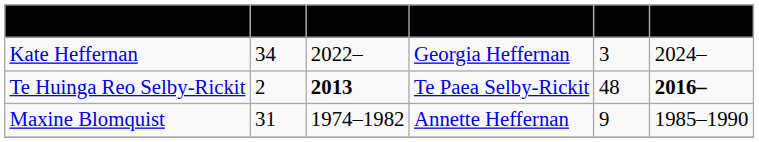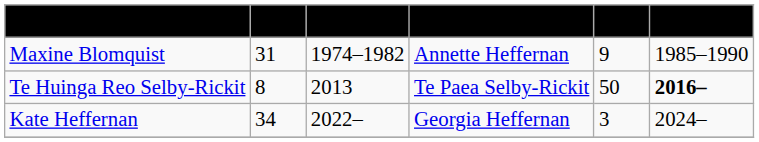rows swapped: (87, 119) <-> (74, 53)
(260, 86) 2 -> (260, 86) 8
(332, 86) bold -> (332, 86) normal
(609, 86) 48 -> (609, 86) 50
